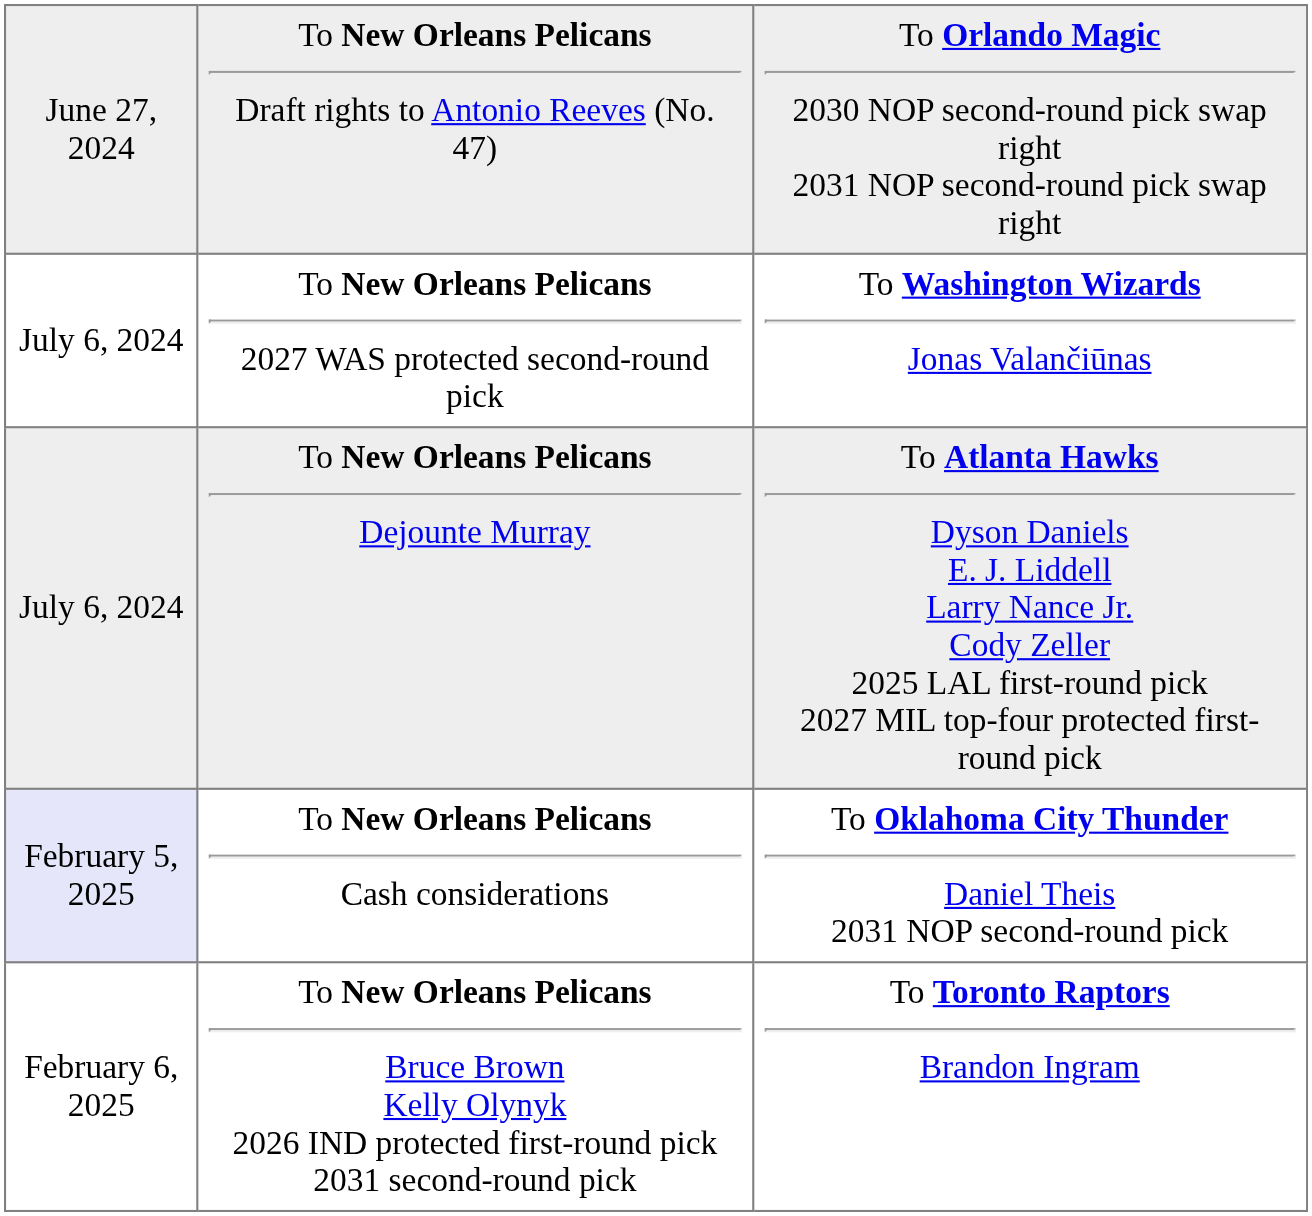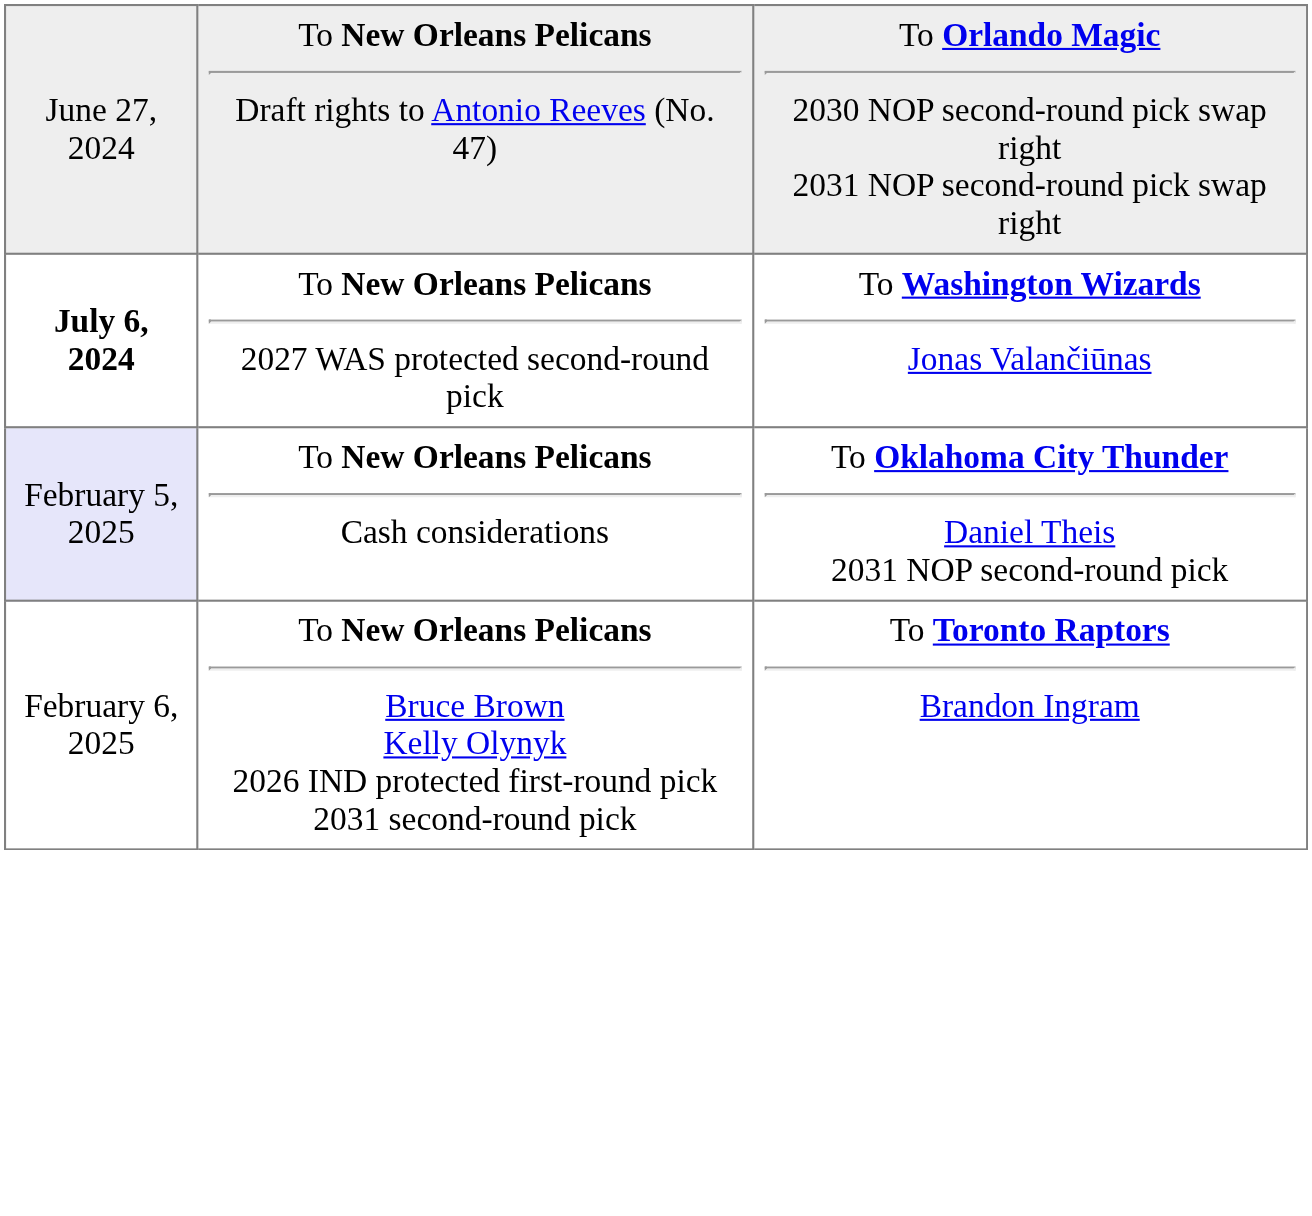(101, 339) normal -> (101, 339) bold
- row: (475, 494)
